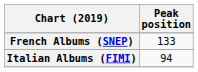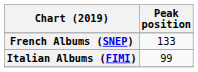(166, 58) 94 -> (166, 58) 99
